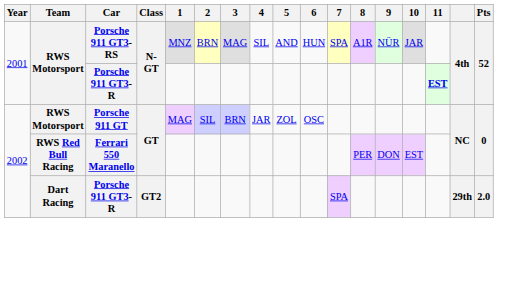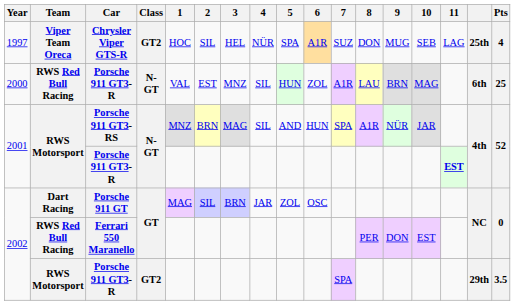+ row: (17, 42)
+ row: (17, 84)
(58, 119) RWS Motorsport -> (58, 202) Dart Racing
(58, 196) Dart Racing -> (58, 280) RWS Motorsport
(484, 196) 2.0 -> (501, 280) 3.5
